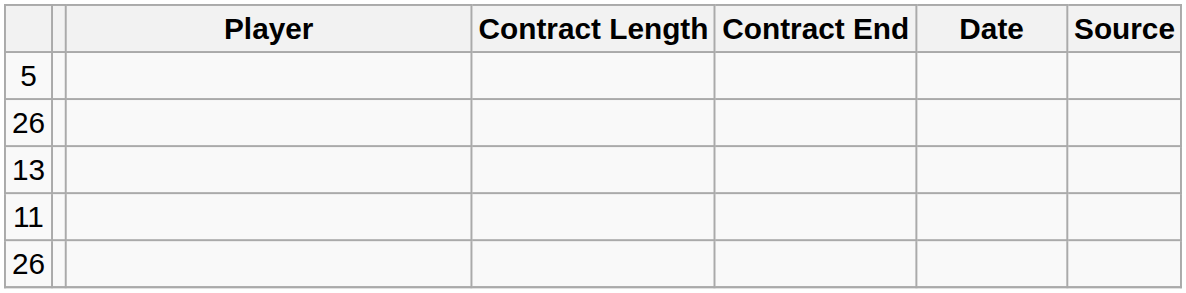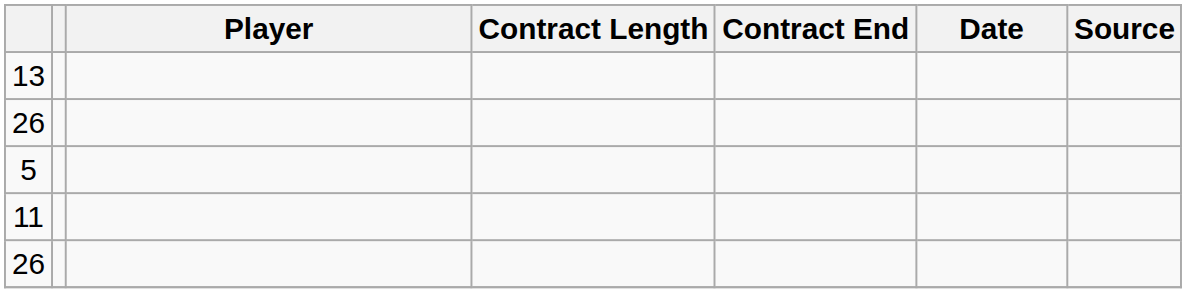rows swapped: (28, 170) <-> (28, 76)
